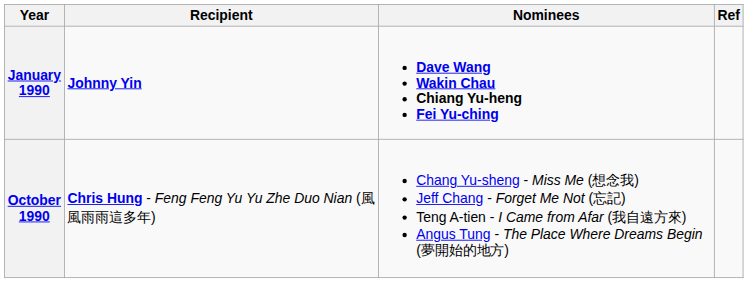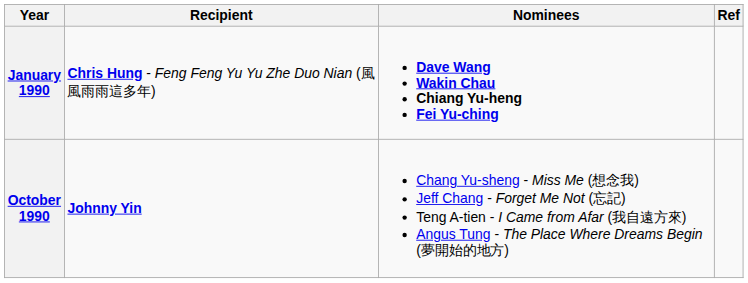(105, 82) Johnny Yin -> (221, 82) Chris Hung - Feng Feng Yu Yu Zhe Duo Nian (風風雨雨這多年)
(221, 208) Chris Hung - Feng Feng Yu Yu Zhe Duo Nian (風風雨雨這多年) -> (105, 208) Johnny Yin
